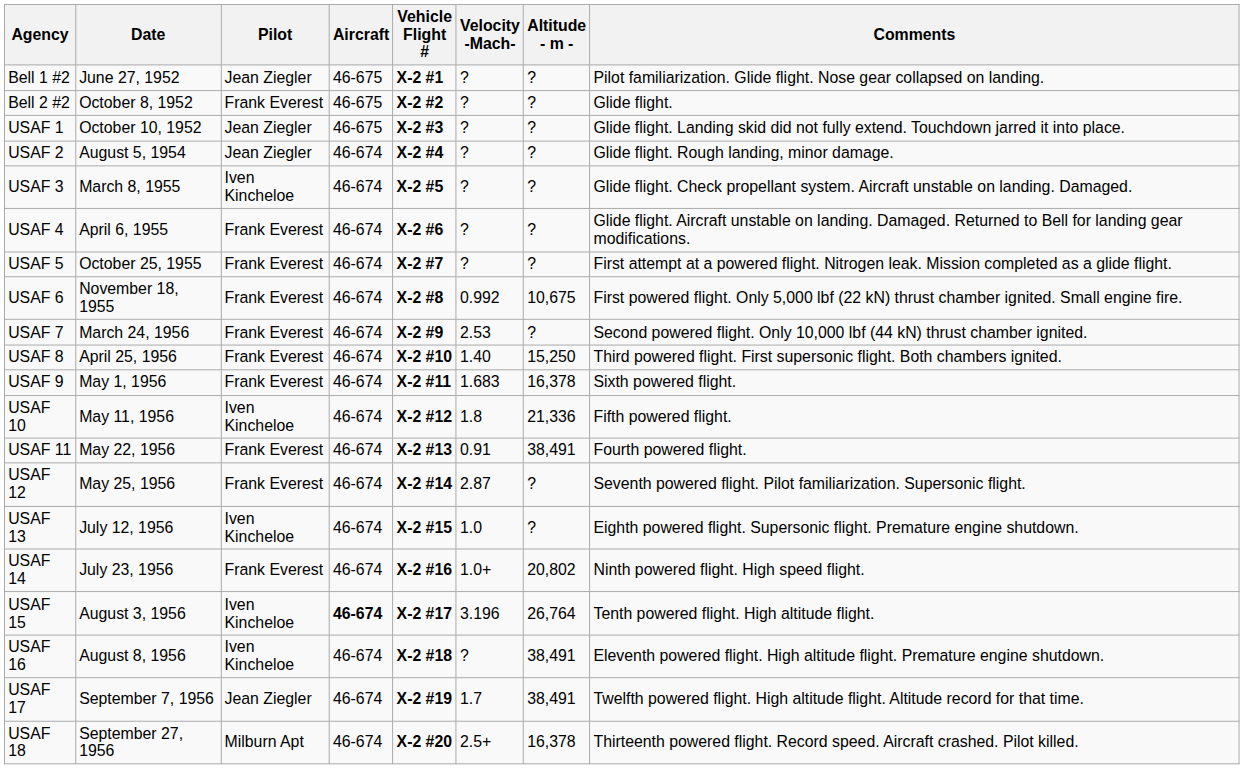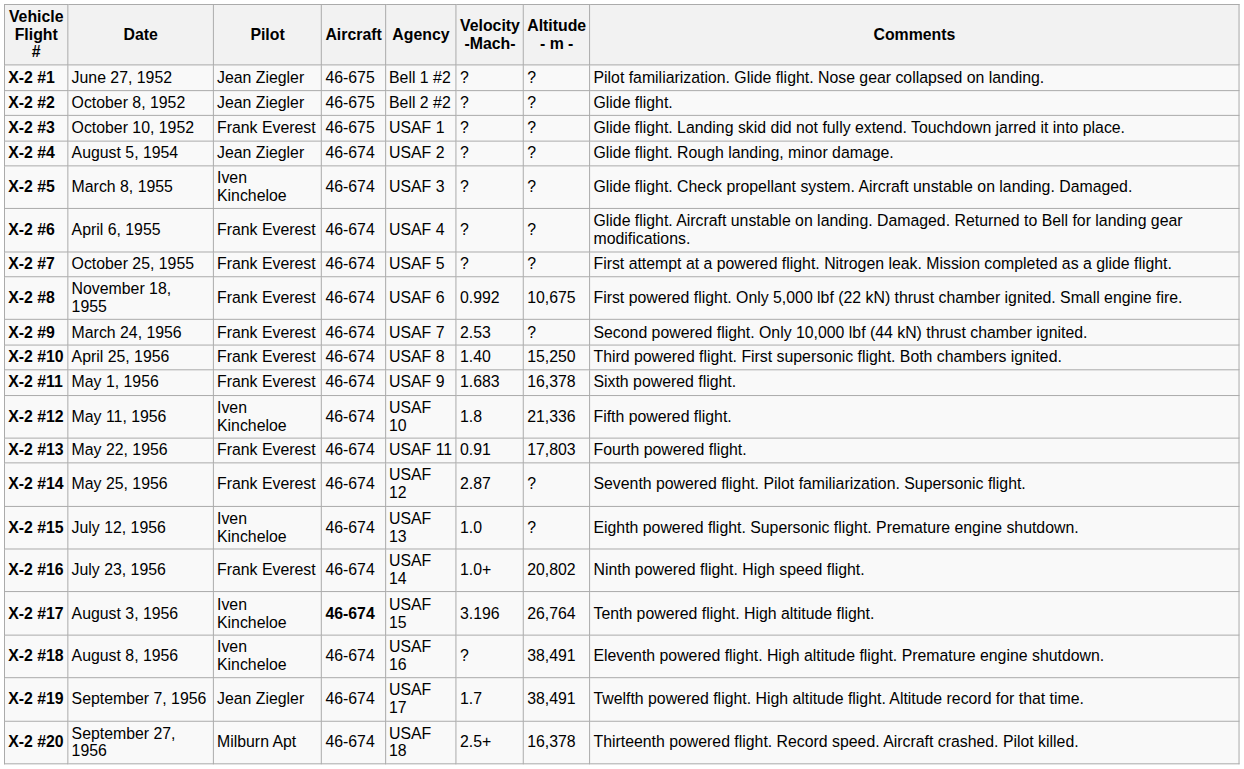columns swapped: (425, 34) <-> (40, 34)
(274, 102) Frank Everest -> (261, 102) Jean Ziegler
(268, 128) Jean Ziegler -> (266, 128) Frank Everest
(551, 450) 38,491 -> (551, 450) 17,803
